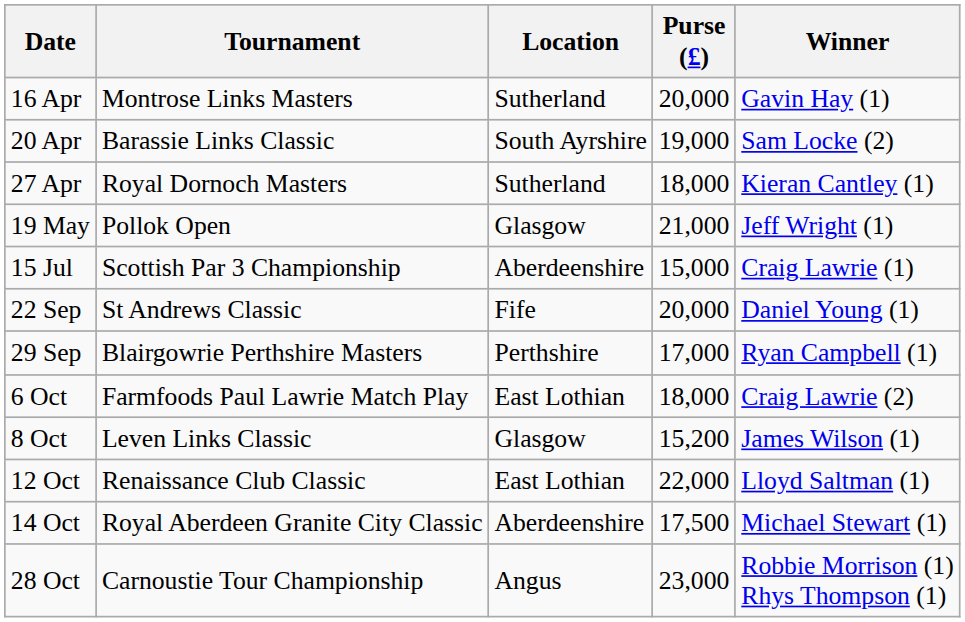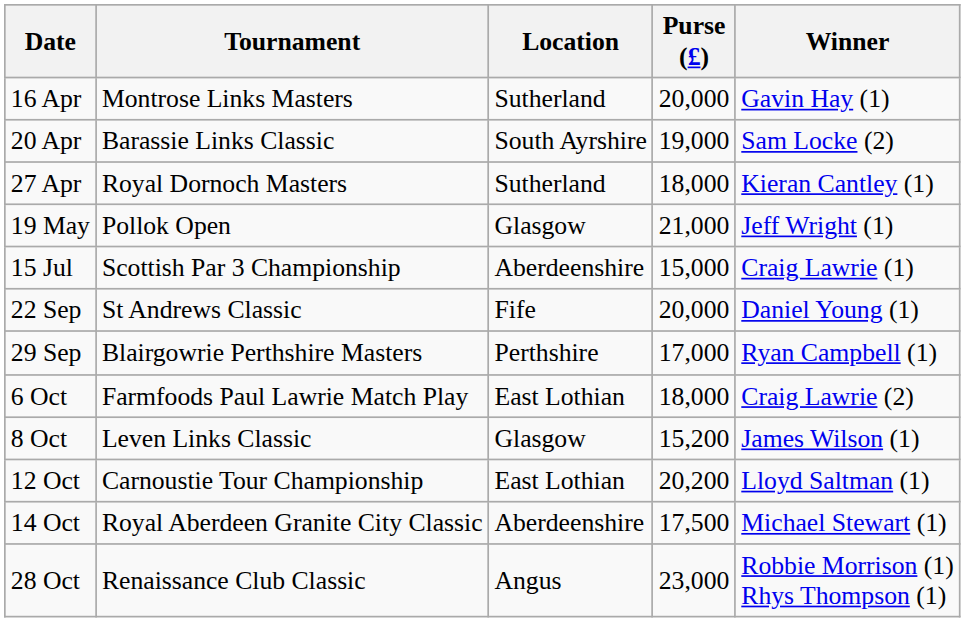(234, 479) Renaissance Club Classic -> (263, 479) Carnoustie Tour Championship
(694, 479) 22,000 -> (694, 479) 20,200
(263, 579) Carnoustie Tour Championship -> (234, 579) Renaissance Club Classic
